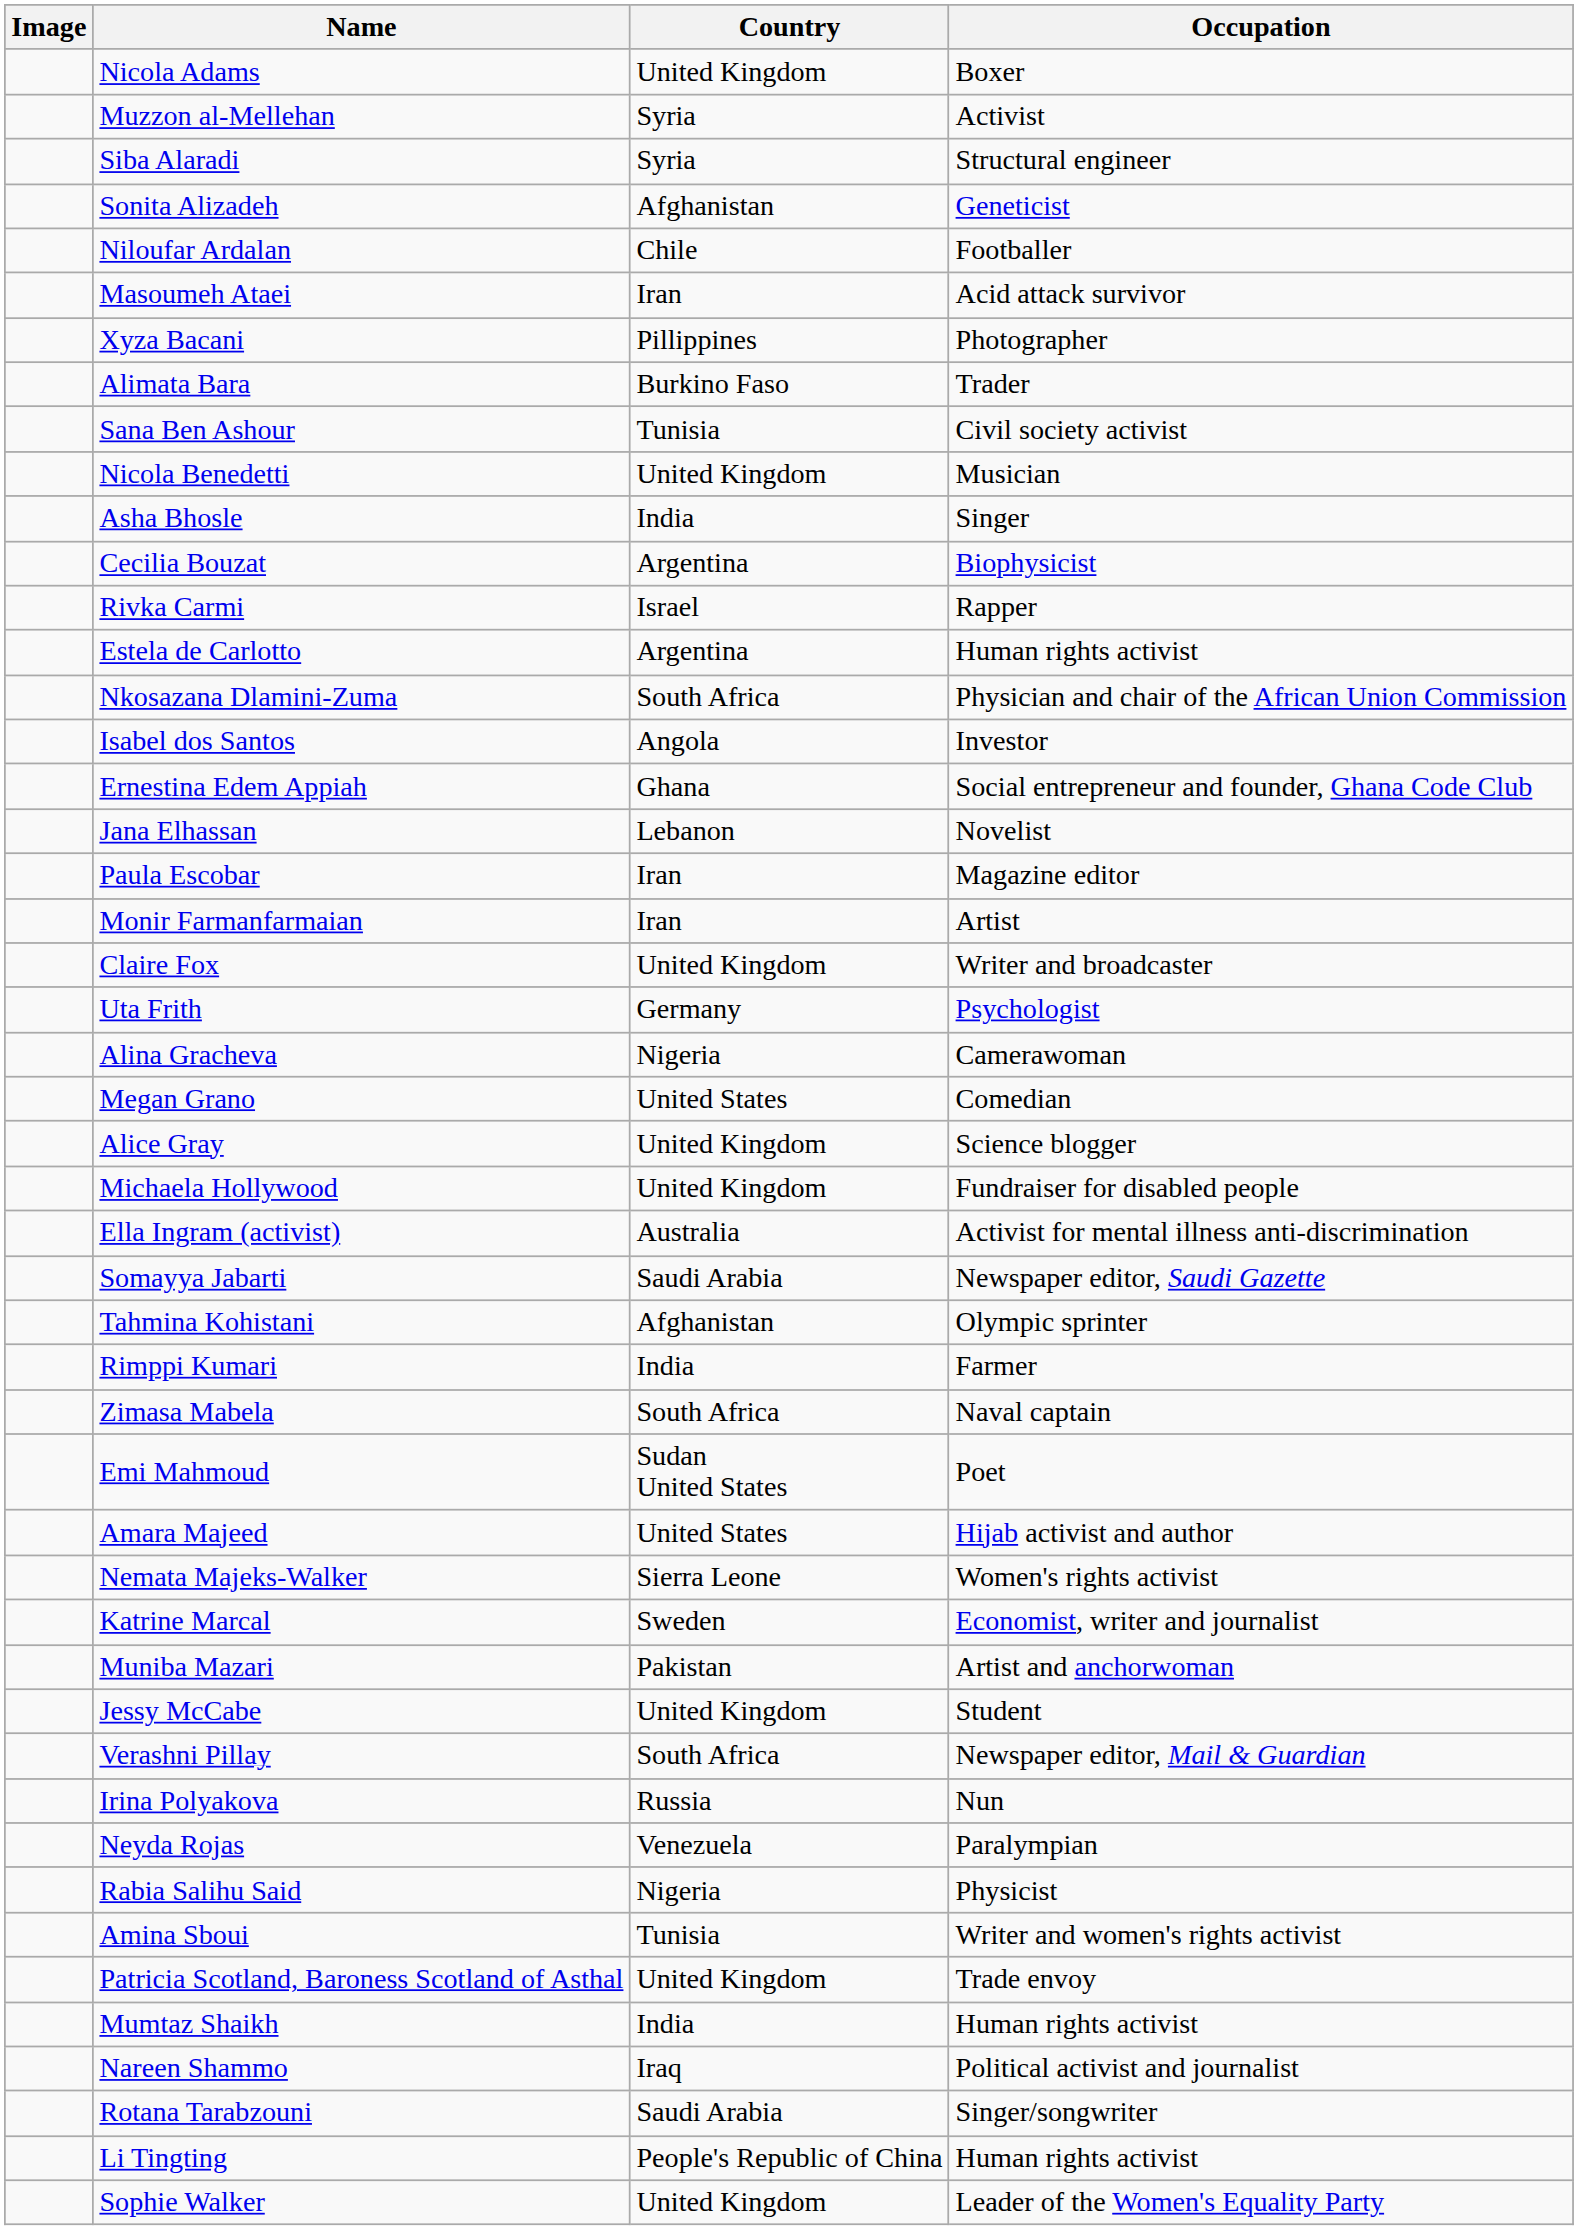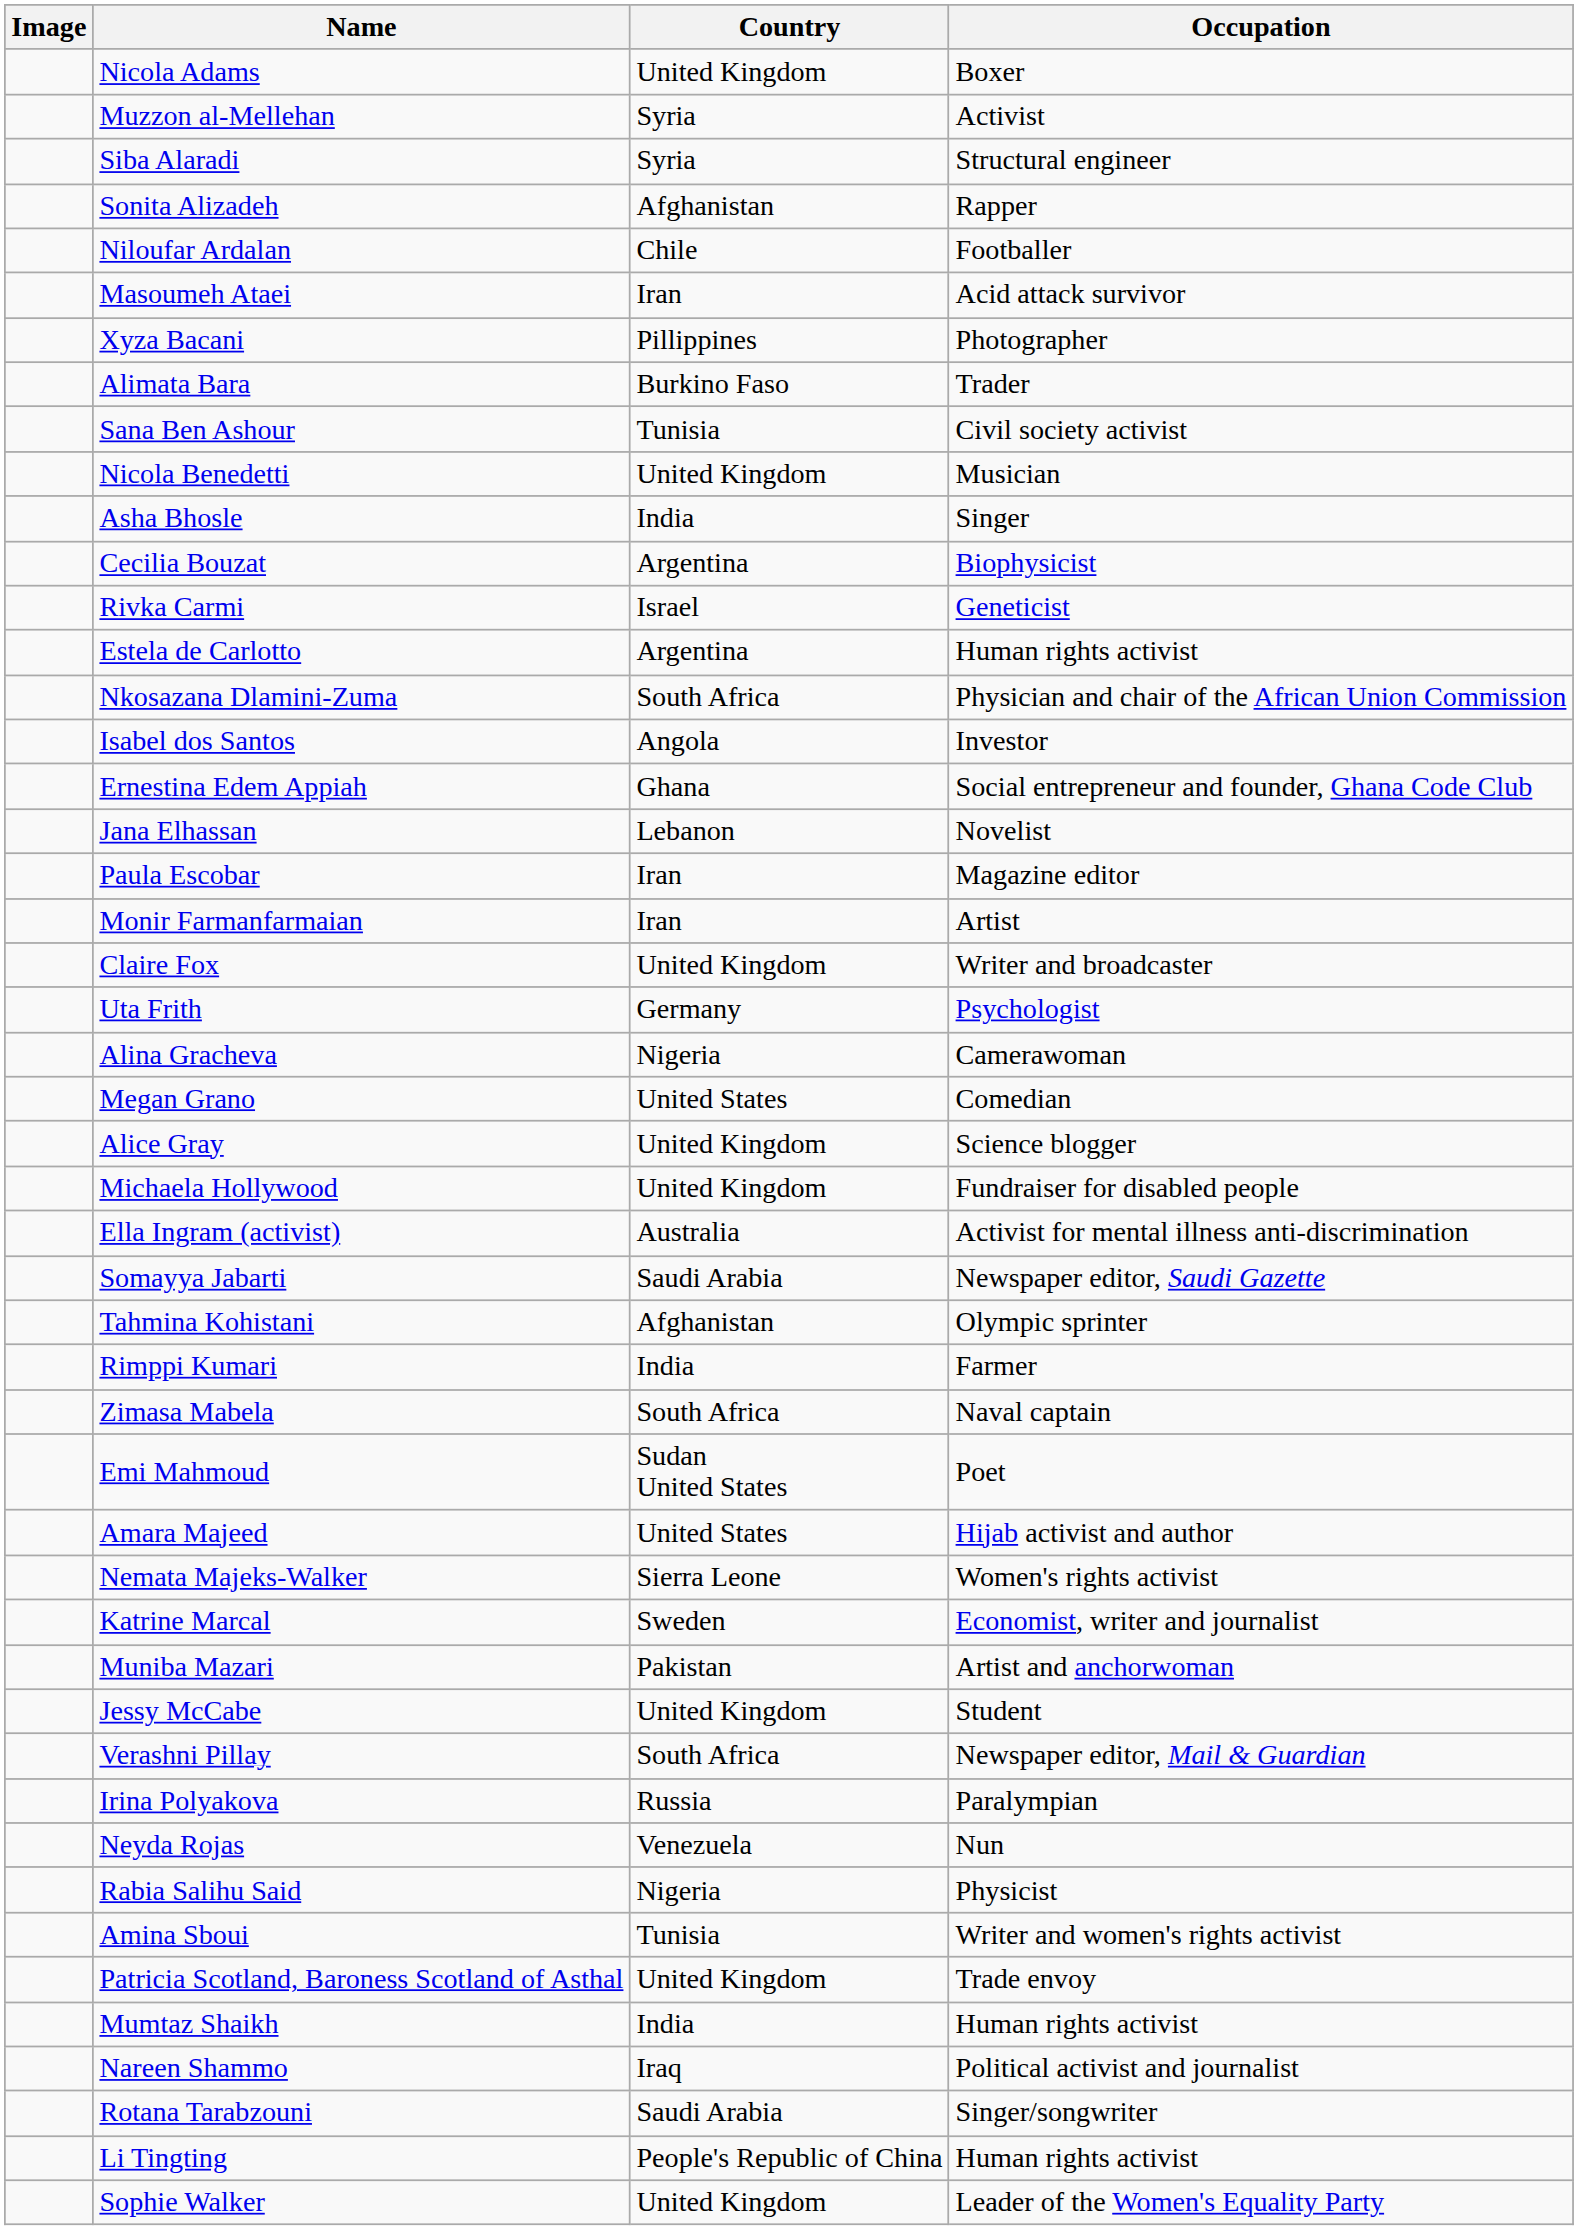(1013, 205) Geneticist -> (996, 205) Rapper
(996, 607) Rapper -> (1013, 607) Geneticist
(980, 1800) Nun -> (1027, 1800) Paralympian
(1027, 1844) Paralympian -> (980, 1844) Nun
